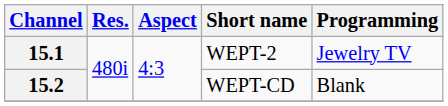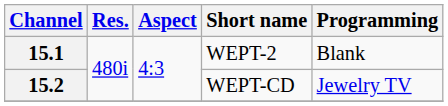(364, 52) Jewelry TV -> (341, 52) Blank
(341, 85) Blank -> (364, 85) Jewelry TV
